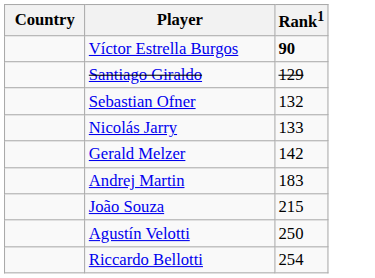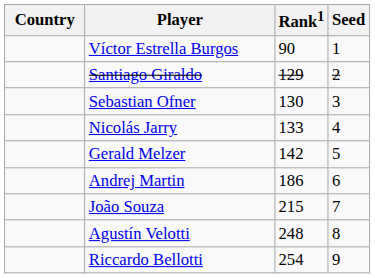+ column: (349, 19)
(287, 48) bold -> (287, 48) normal
(291, 101) 132 -> (291, 101) 130
(291, 180) 183 -> (291, 180) 186
(291, 233) 250 -> (291, 233) 248
